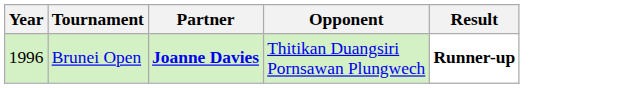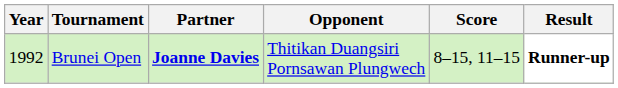+ column: (477, 19)
(26, 58) 1996 -> (26, 58) 1992
